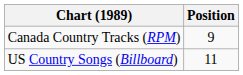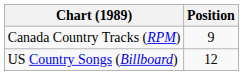(211, 59) 11 -> (211, 59) 12
